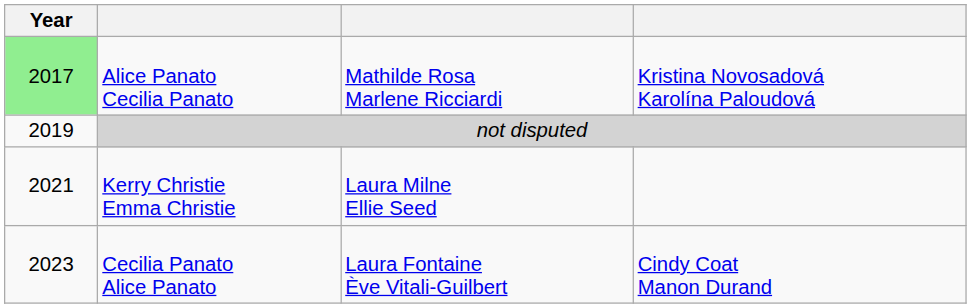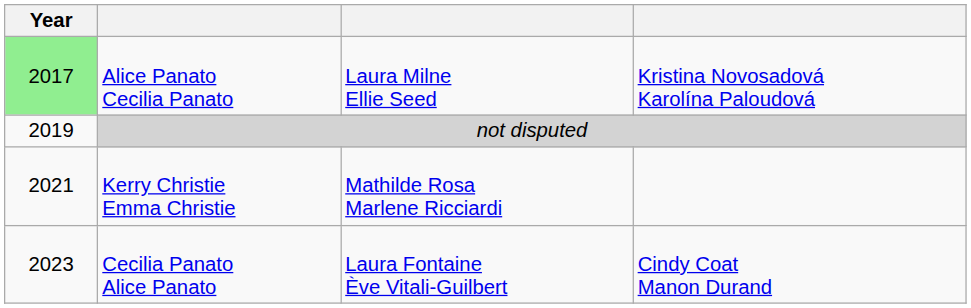(424, 87) Mathilde Rosa Marlene Ricciardi -> (398, 87) Laura Milne Ellie Seed
(398, 197) Laura Milne Ellie Seed -> (424, 197) Mathilde Rosa Marlene Ricciardi
